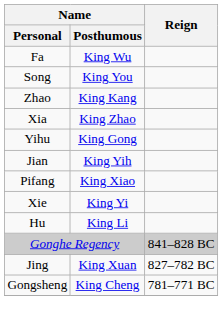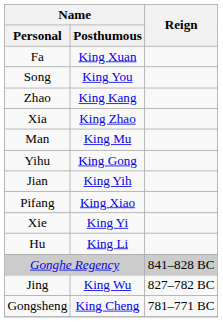(108, 56) King Wu -> (108, 56) King Xuan
+ row: (37, 139)
(108, 264) King Xuan -> (108, 285) King Wu
